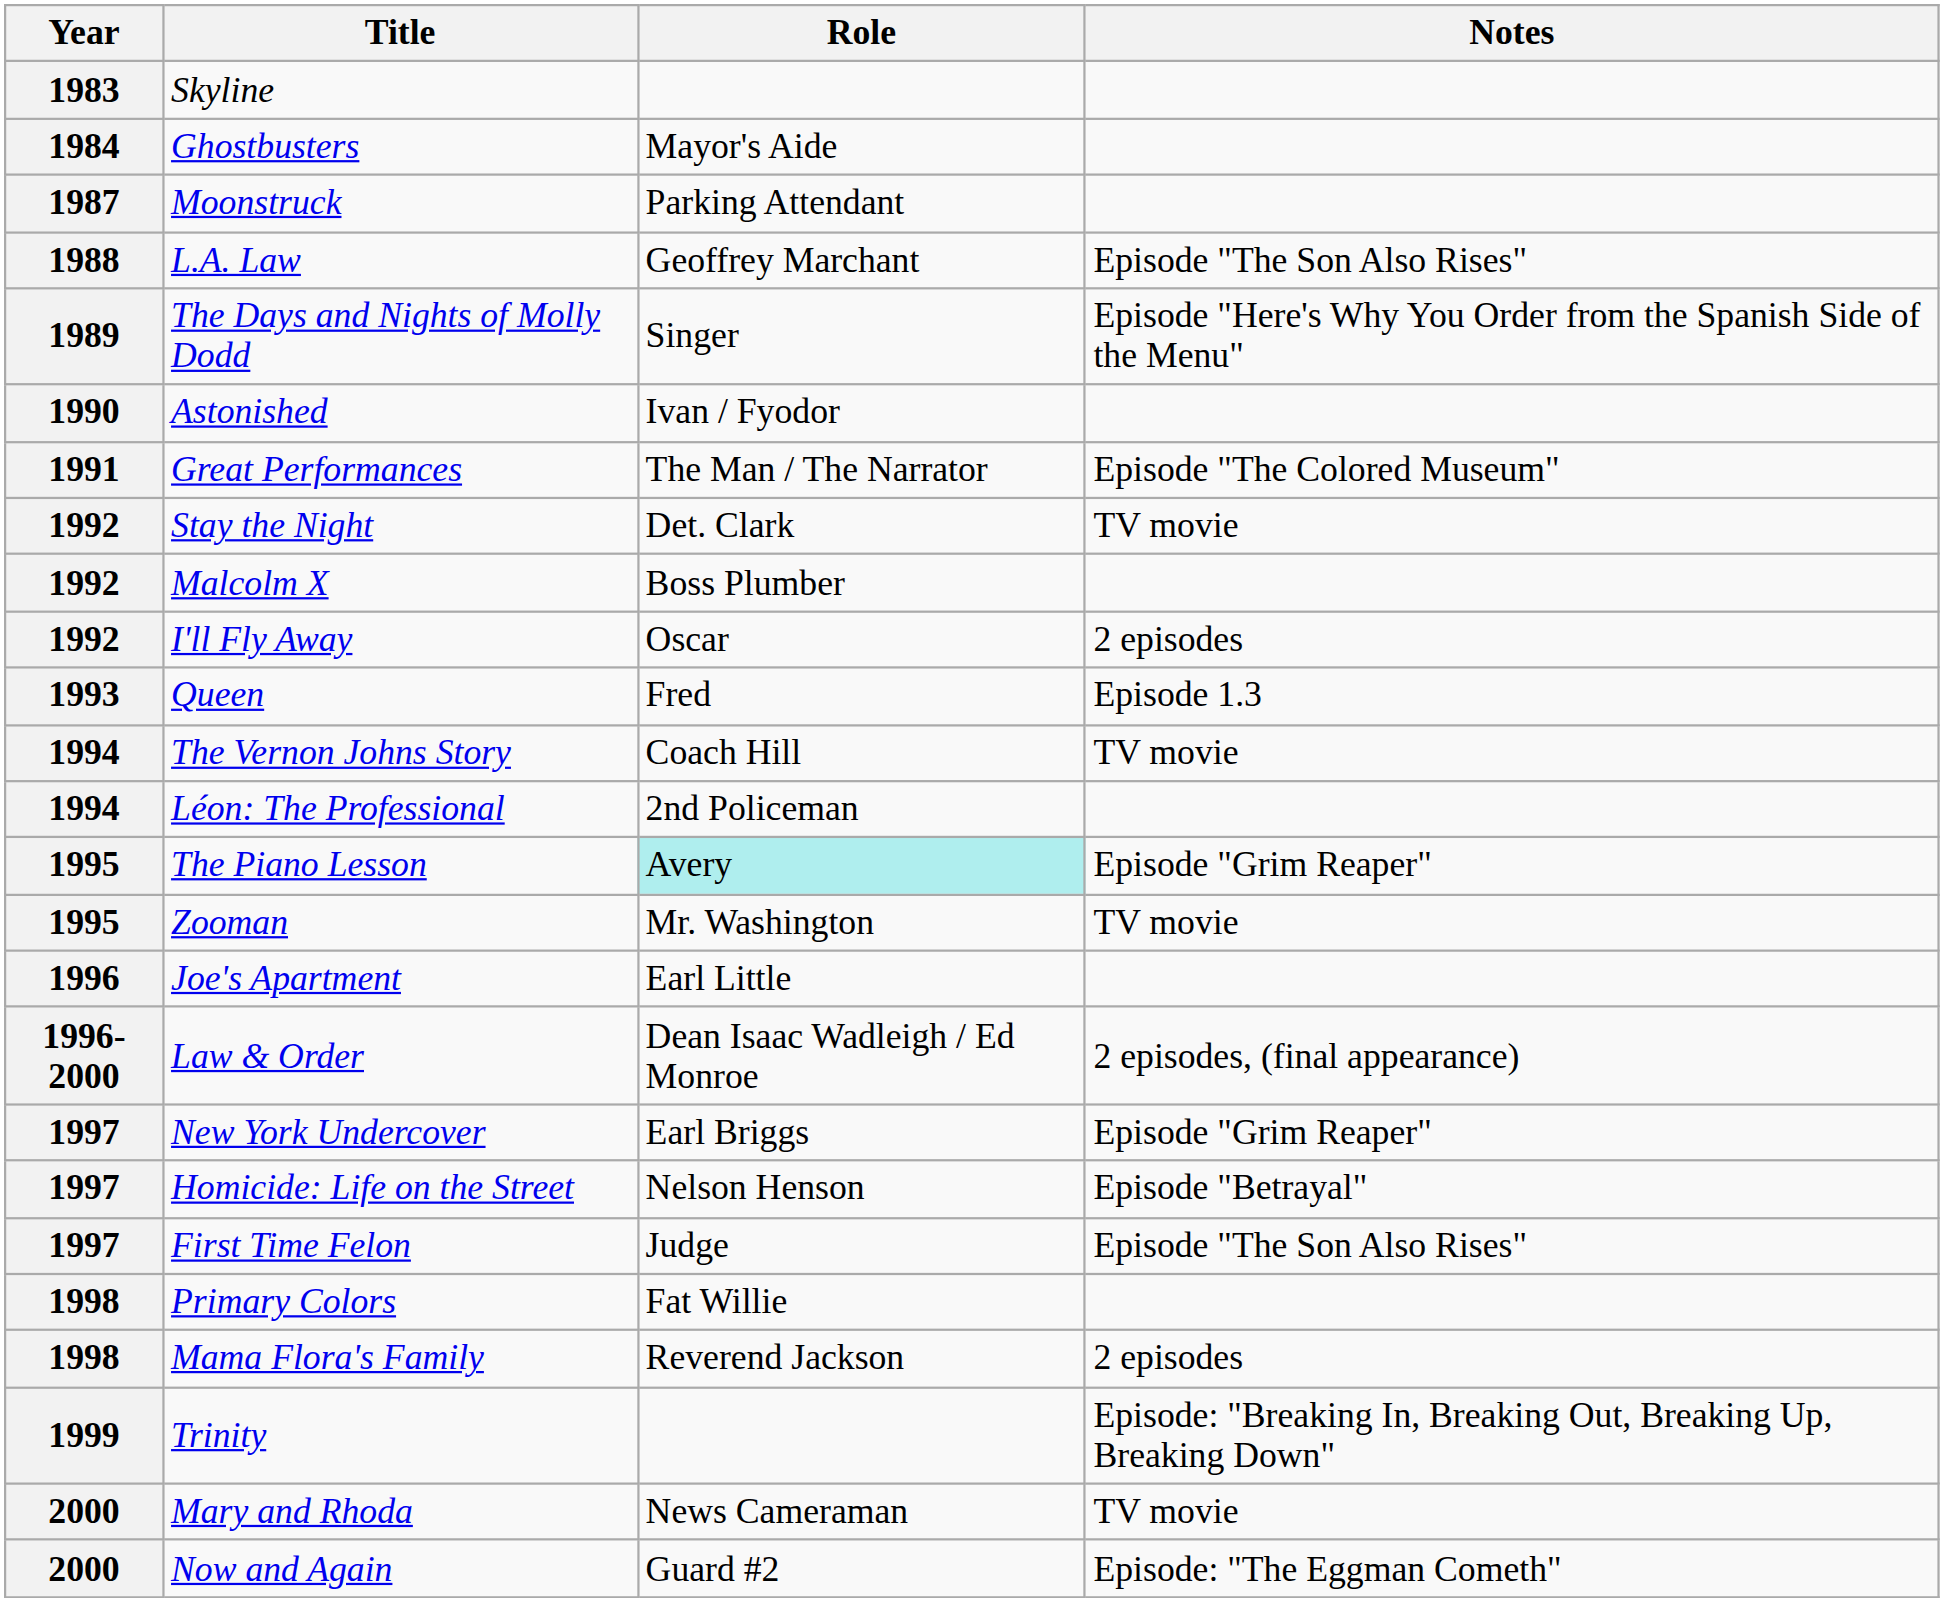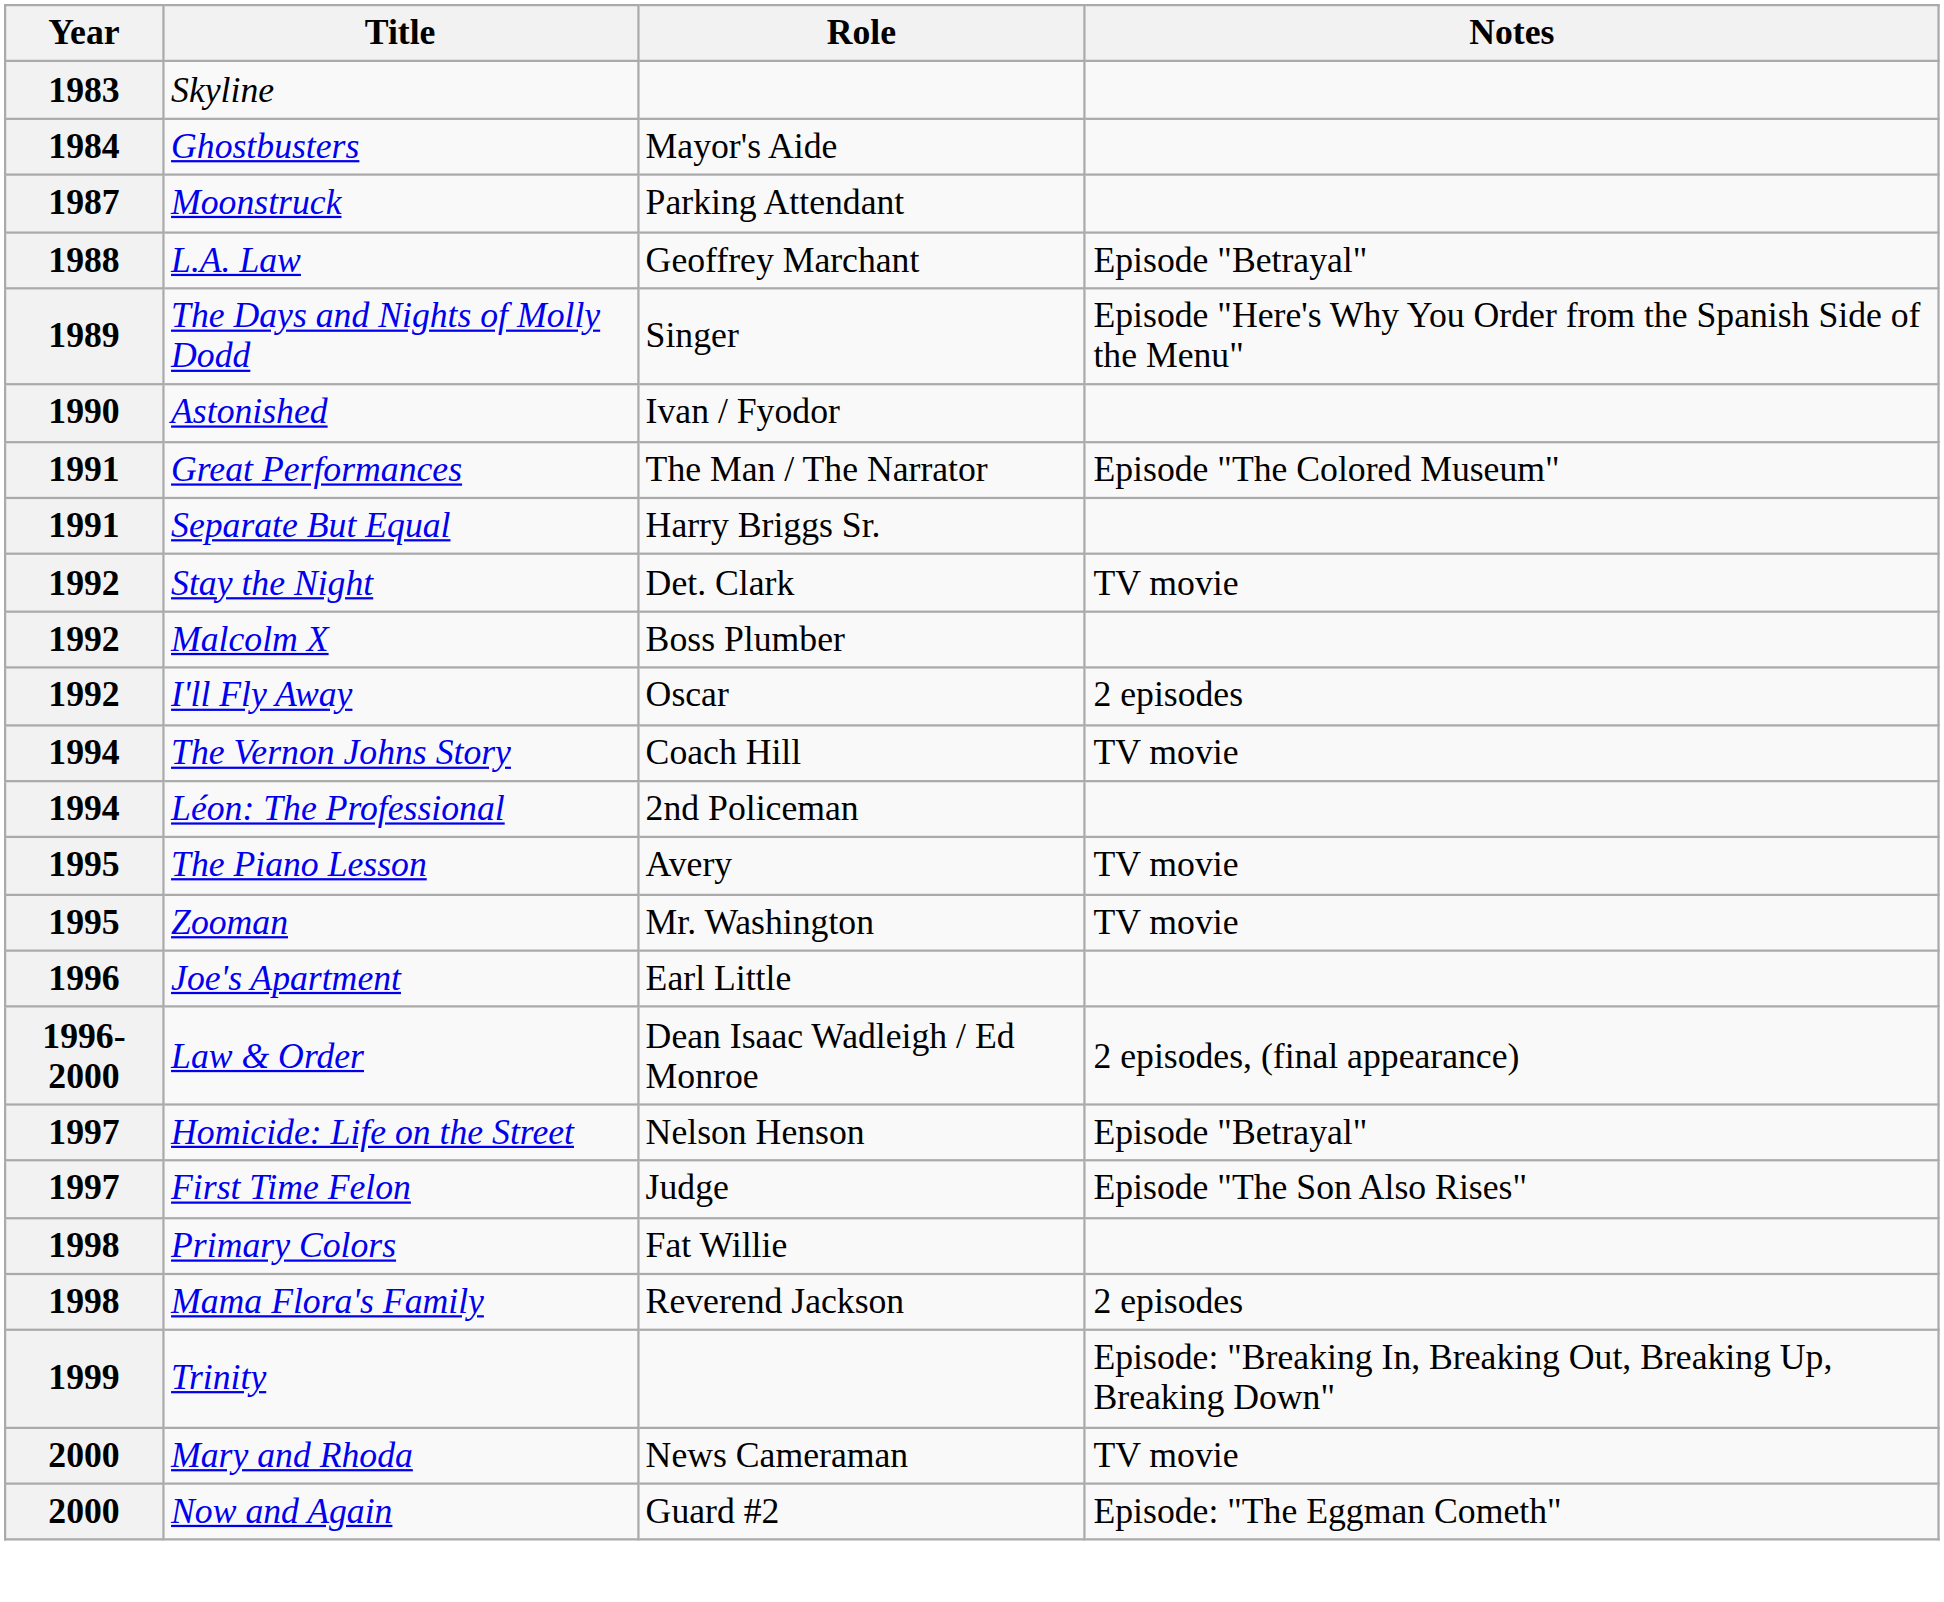(1310, 259) Episode "The Son Also Rises" -> (1230, 259) Episode "Betrayal"
+ row: (311, 525)
- row: (218, 695)
(689, 865) paleturquoise background -> (689, 865) no background
(1263, 865) Episode "Grim Reaper" -> (1166, 865) TV movie
- row: (328, 1131)
